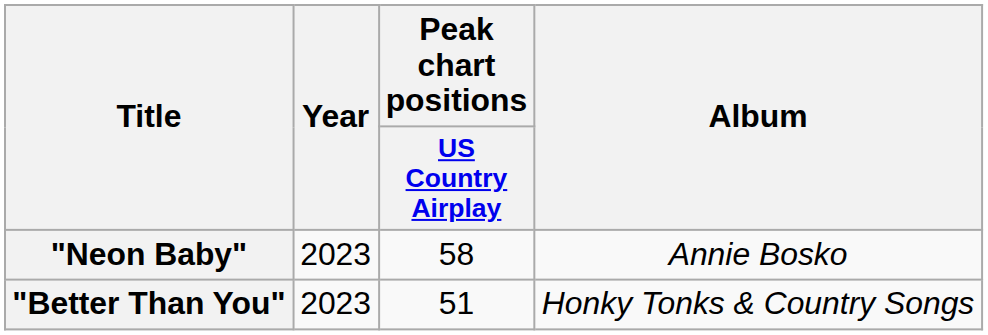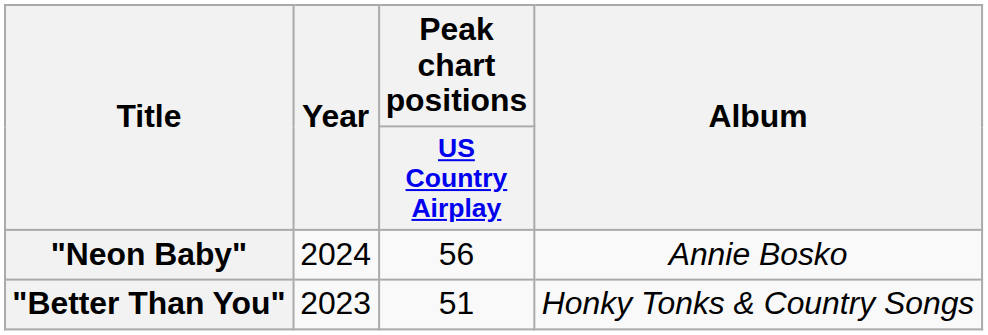(336, 253) 2023 -> (336, 253) 2024
(456, 253) 58 -> (456, 253) 56
